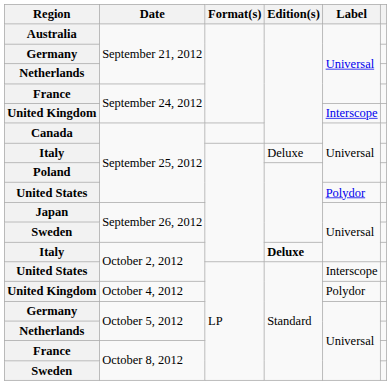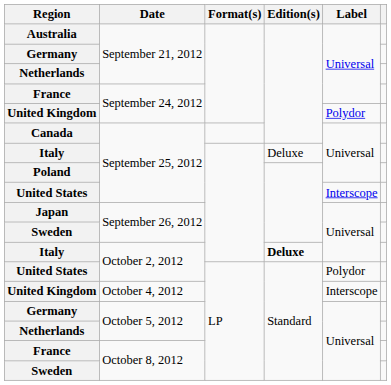(352, 113) Interscope -> (345, 113) Polydor
(345, 192) Polydor -> (352, 192) Interscope
(352, 271) Interscope -> (345, 271) Polydor
(345, 291) Polydor -> (352, 291) Interscope
